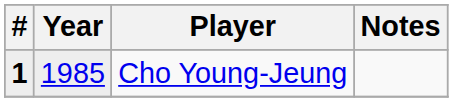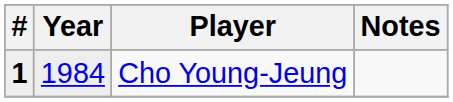(73, 73) 1985 -> (73, 73) 1984
